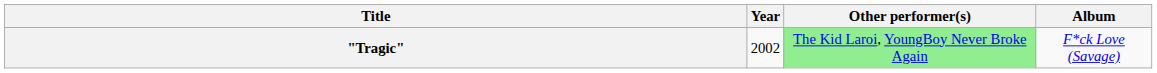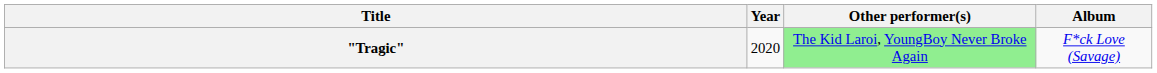(765, 47) 2002 -> (765, 47) 2020
